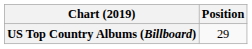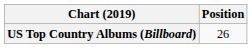(223, 33) 29 -> (223, 33) 26
